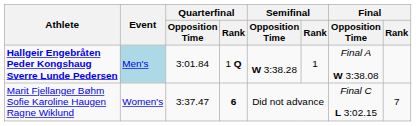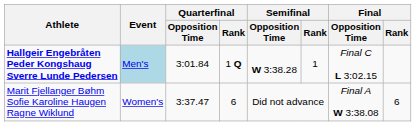(356, 64) Final A W 3:38.08 -> (356, 64) Final C L 3:02.15
(233, 102) bold -> (233, 102) normal
(356, 102) Final C L 3:02.15 -> (356, 102) Final A W 3:38.08
(397, 102) 7 -> (397, 102) 6
